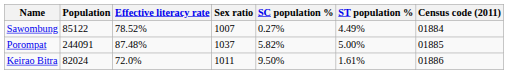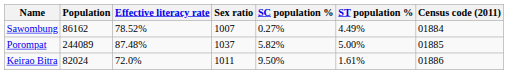(75, 28) 85122 -> (75, 28) 86162
(78, 45) 244091 -> (78, 45) 244089
